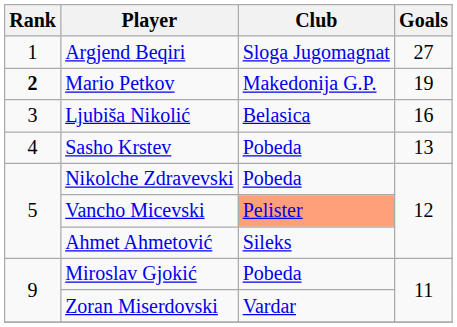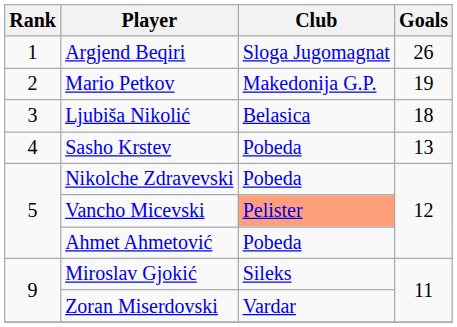(424, 52) 27 -> (424, 52) 26
(33, 83) bold -> (33, 83) normal
(424, 115) 16 -> (424, 115) 18
(267, 242) Sileks -> (272, 242) Pobeda
(272, 274) Pobeda -> (267, 274) Sileks
